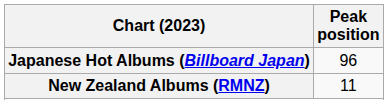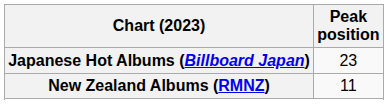(348, 60) 96 -> (348, 60) 23
